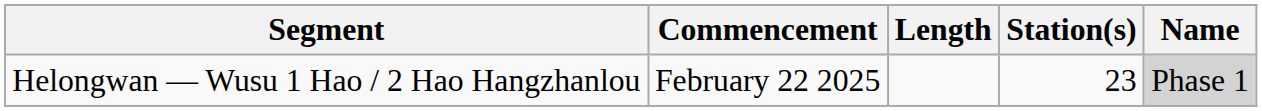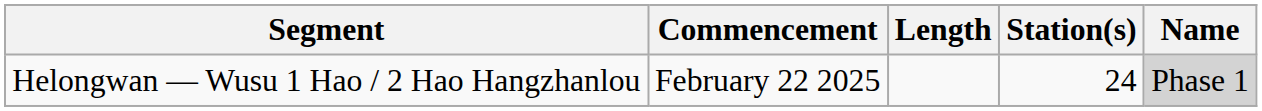(1121, 79) 23 -> (1121, 79) 24
